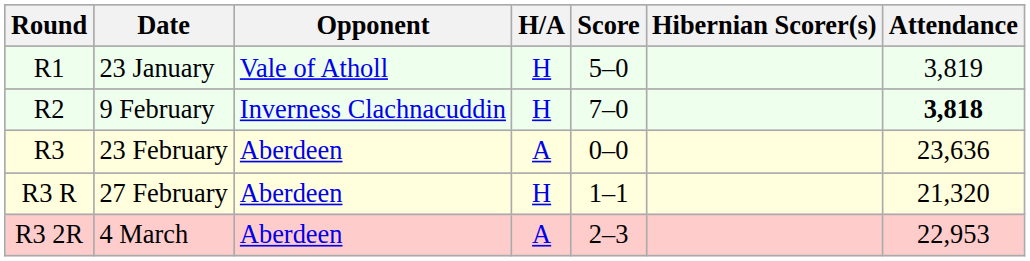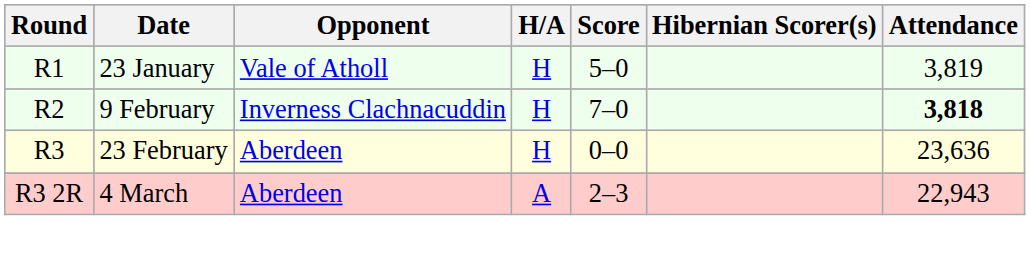(542, 151) A -> (542, 151) H
- row: (164, 192)
(953, 234) 22,953 -> (953, 192) 22,943
